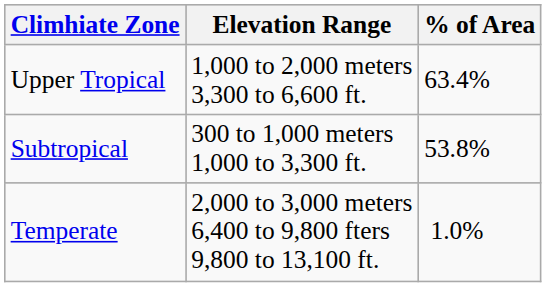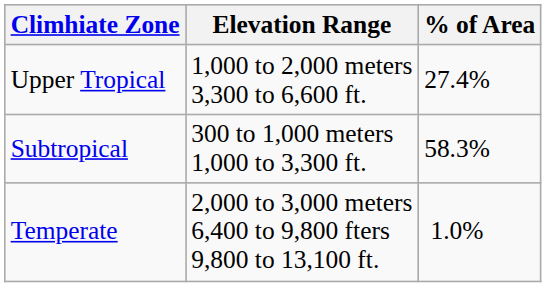(457, 79) 63.4% -> (457, 79) 27.4%
(457, 148) 53.8% -> (457, 148) 58.3%
